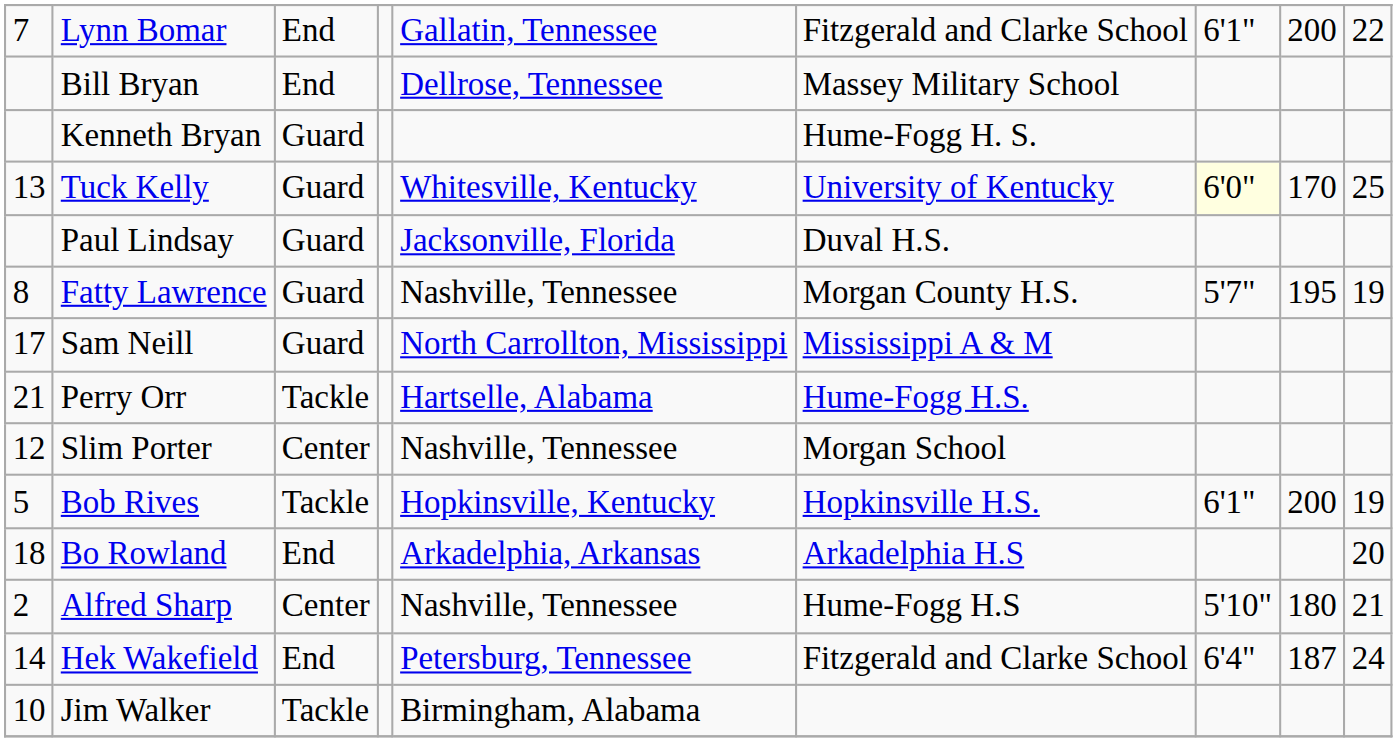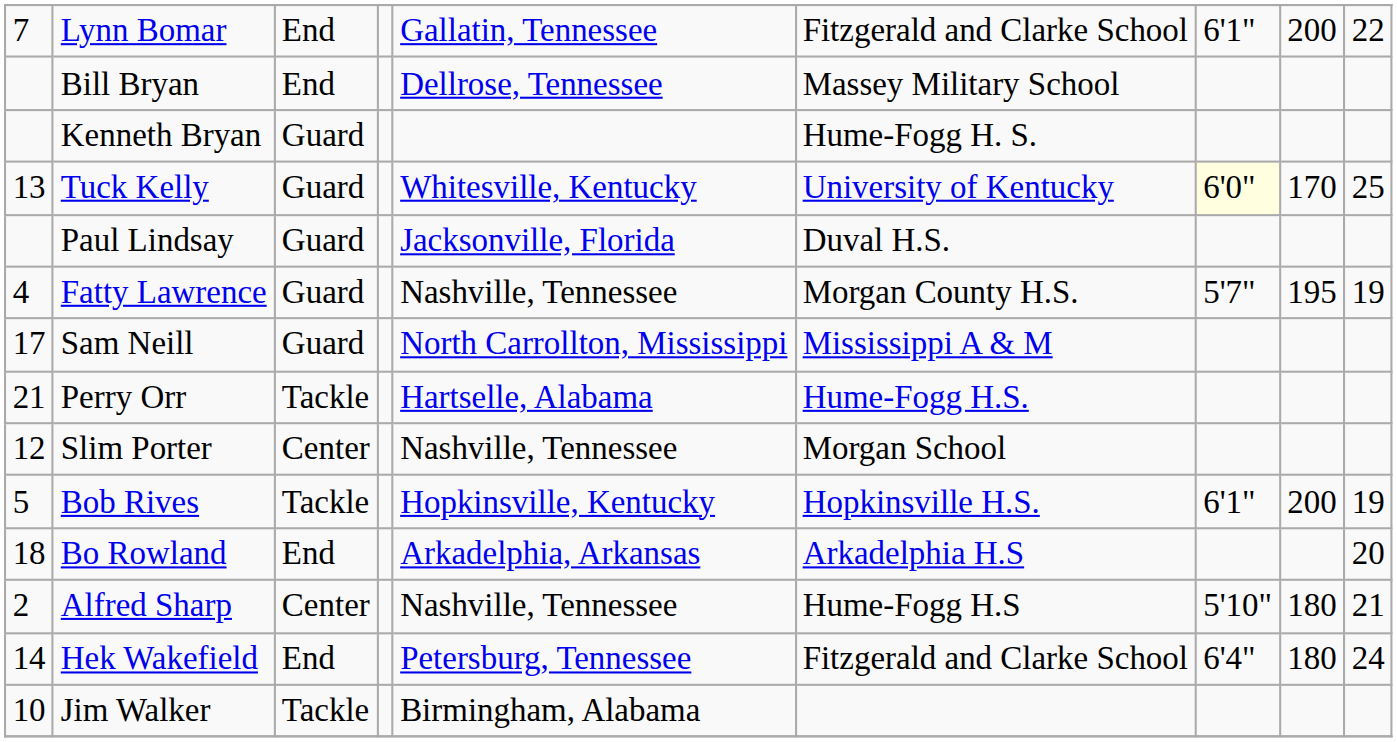(21, 291) 8 -> (21, 291) 4
(1312, 657) 187 -> (1312, 657) 180
